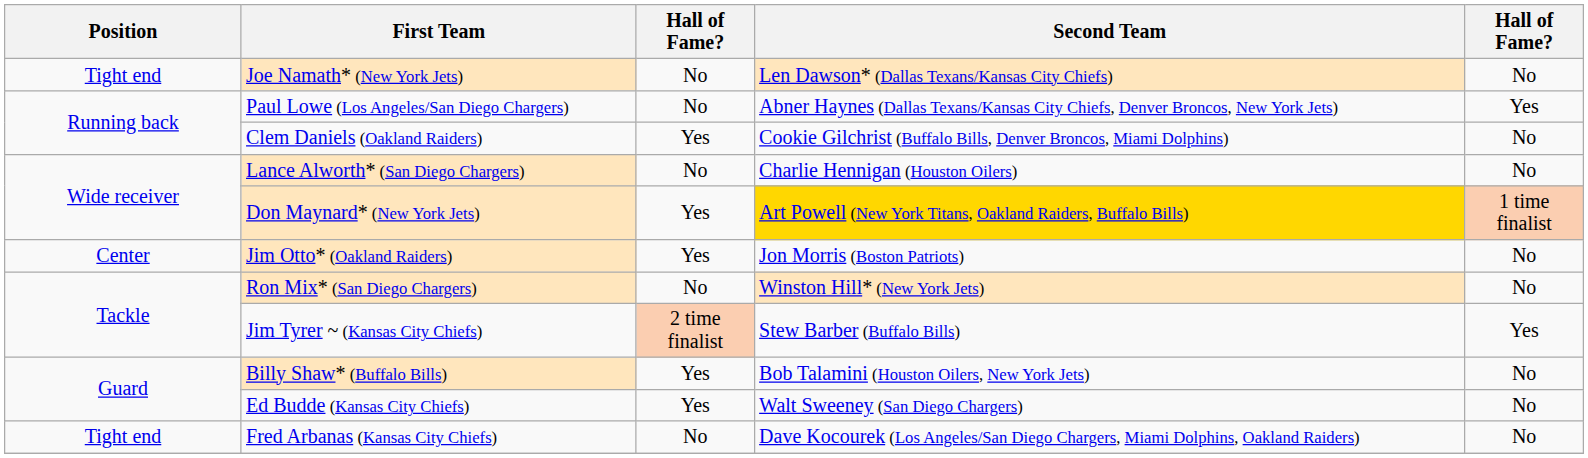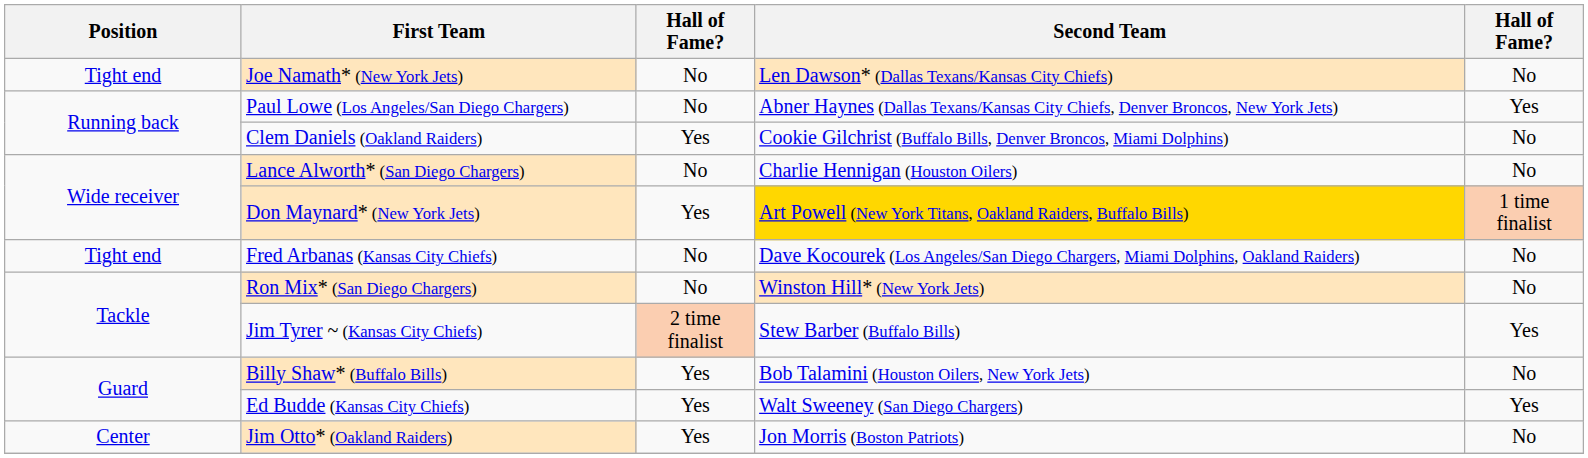rows swapped: (372, 436) <-> (349, 255)
(1524, 405) No -> (1524, 405) Yes
